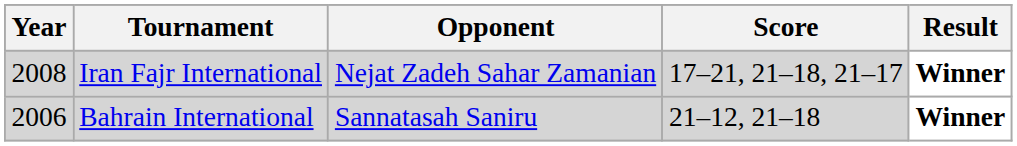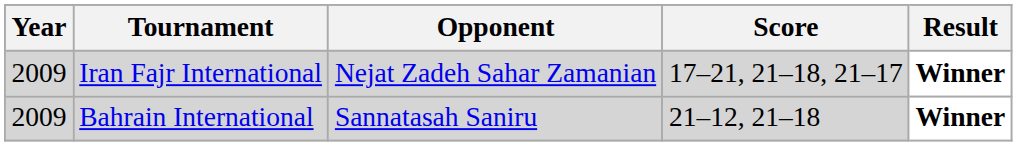(39, 72) 2008 -> (39, 72) 2009
(39, 118) 2006 -> (39, 118) 2009
